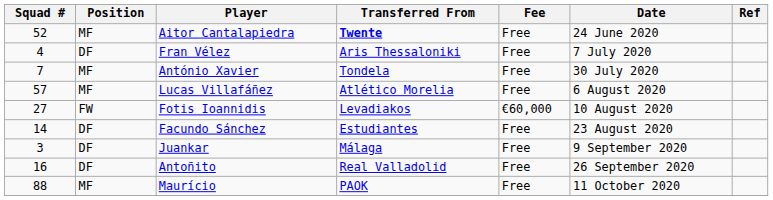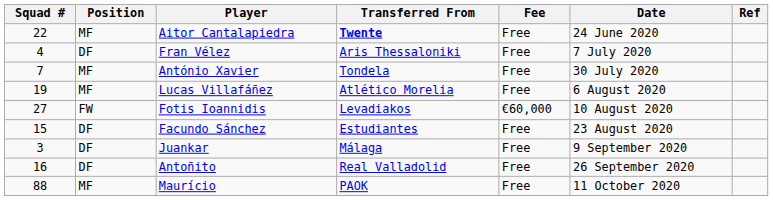(40, 34) 52 -> (40, 34) 22
(40, 91) 57 -> (40, 91) 19
(40, 129) 14 -> (40, 129) 15
